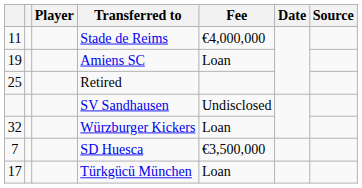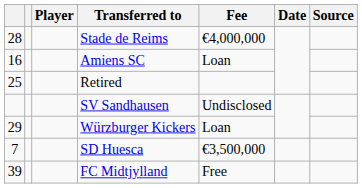(15, 37) 11 -> (15, 37) 28
(15, 60) 19 -> (15, 60) 16
(15, 127) 32 -> (15, 127) 29
- row: (136, 171)
+ row: (124, 171)
